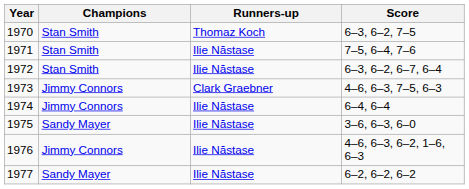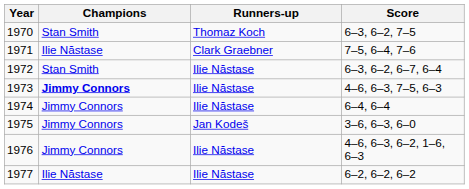(70, 50) Stan Smith -> (72, 50) Ilie Năstase
(224, 50) Ilie Năstase -> (233, 50) Clark Graebner
(82, 87) normal -> (86, 87) bold
(233, 87) Clark Graebner -> (224, 87) Ilie Năstase
(76, 124) Sandy Mayer -> (82, 124) Jimmy Connors
(224, 124) Ilie Năstase -> (221, 124) Jan Kodeš
(76, 175) Sandy Mayer -> (72, 175) Ilie Năstase
